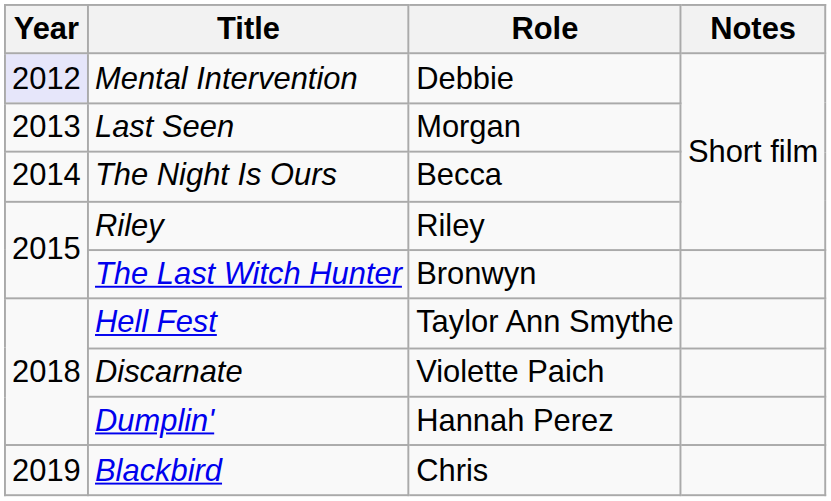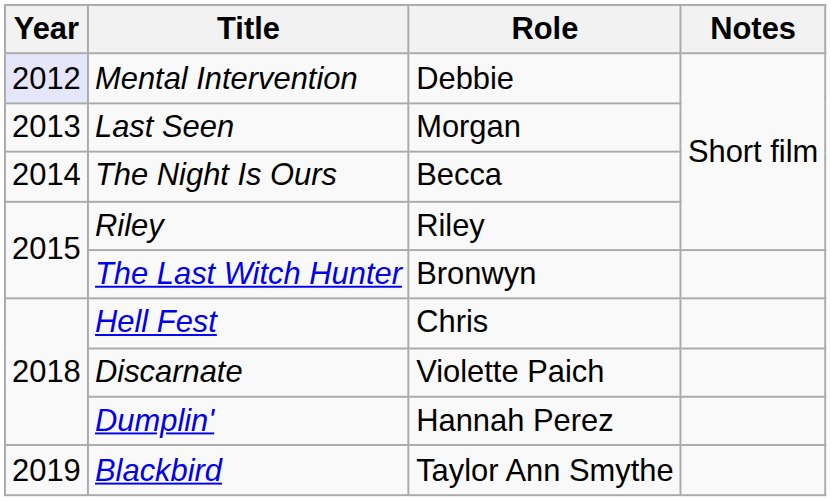(545, 322) Taylor Ann Smythe -> (452, 322) Chris
(452, 469) Chris -> (545, 469) Taylor Ann Smythe
